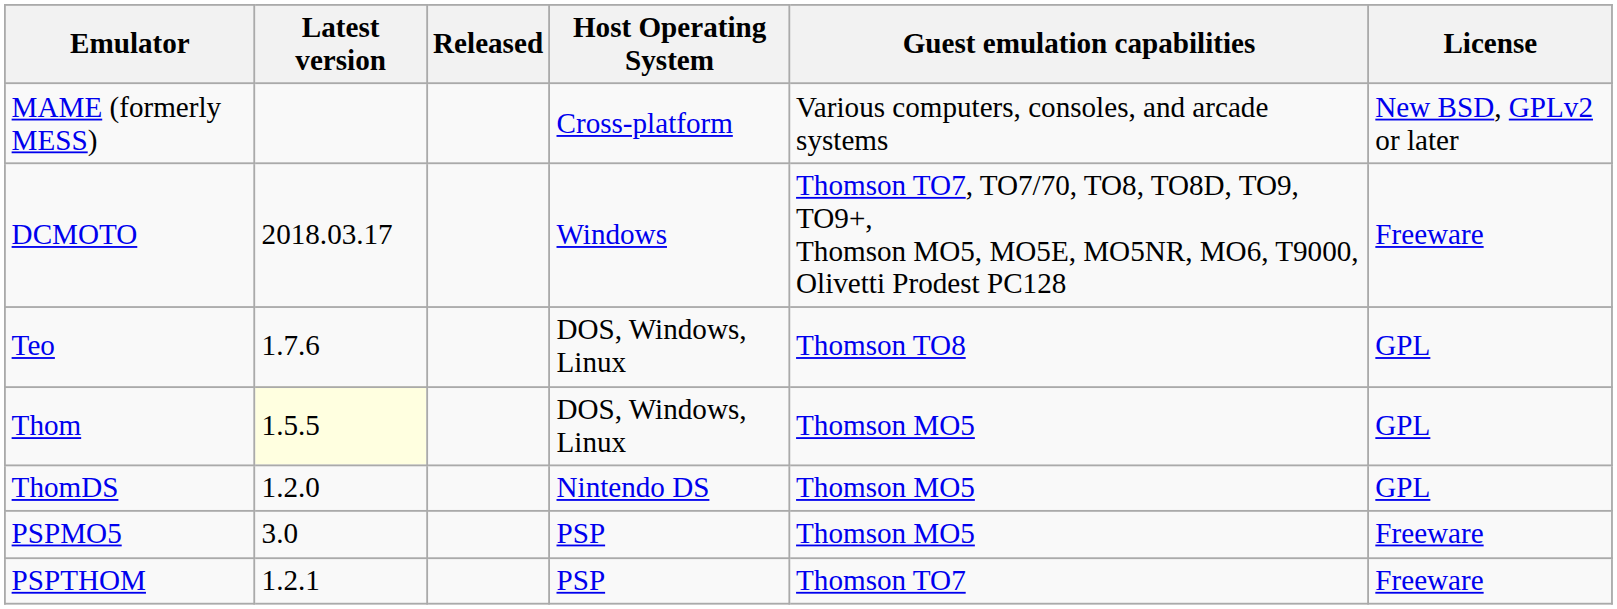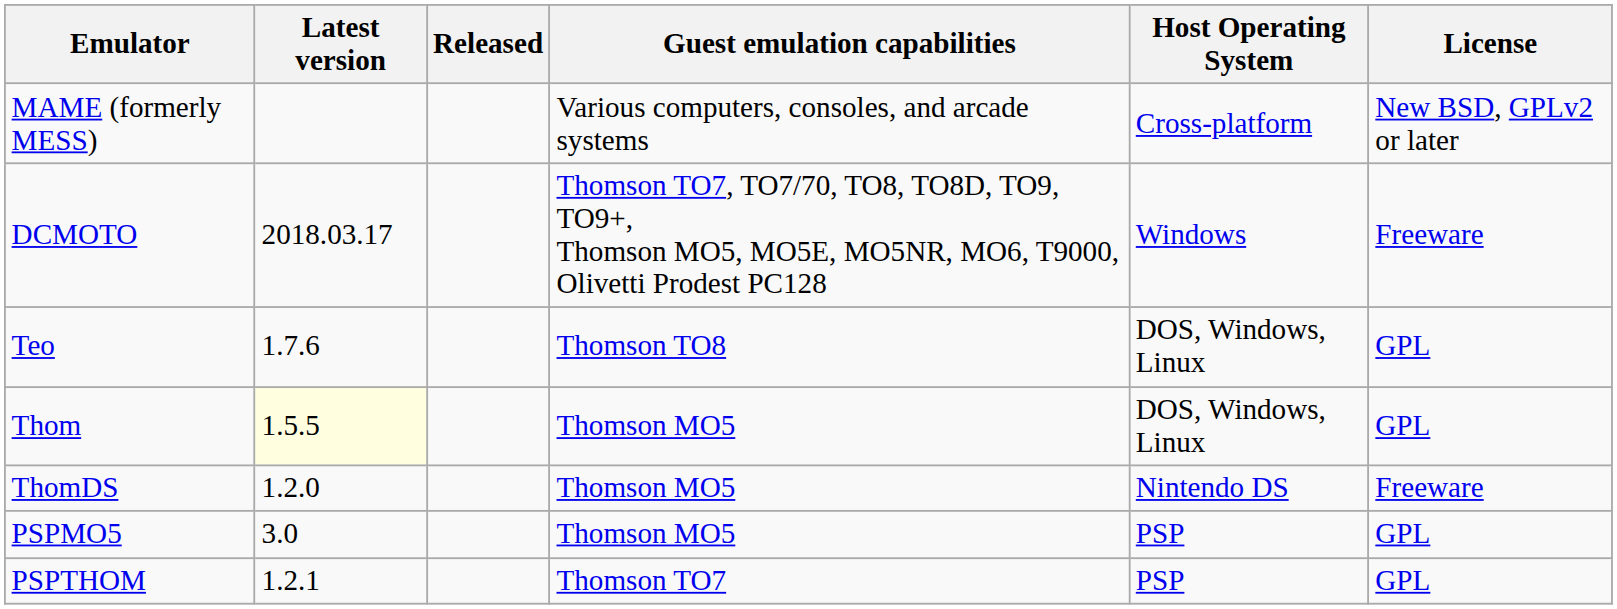columns swapped: (1079, 43) <-> (670, 43)
(1403, 487) GPL -> (1430, 487) Freeware
(1430, 534) Freeware -> (1403, 534) GPL
(1430, 580) Freeware -> (1403, 580) GPL
